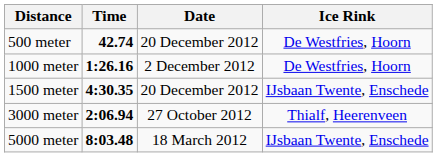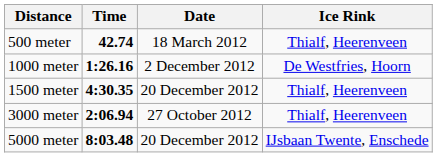(200, 41) 20 December 2012 -> (200, 41) 18 March 2012
(347, 41) De Westfries, Hoorn -> (347, 41) Thialf, Heerenveen
(347, 90) IJsbaan Twente, Enschede -> (347, 90) Thialf, Heerenveen
(200, 139) 18 March 2012 -> (200, 139) 20 December 2012
